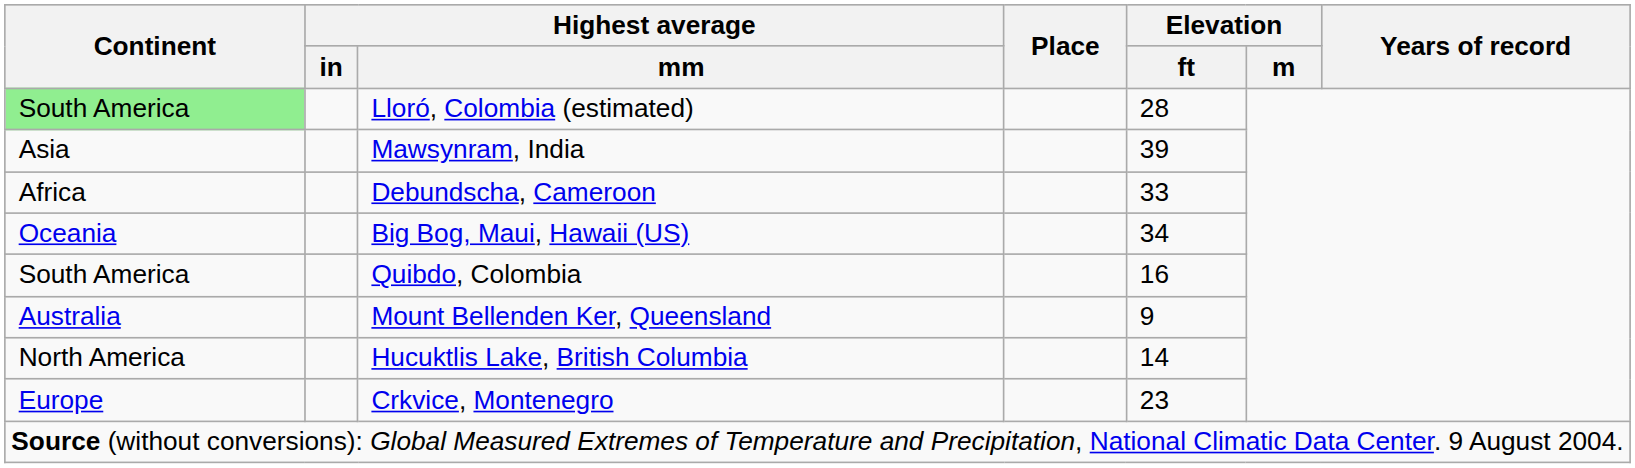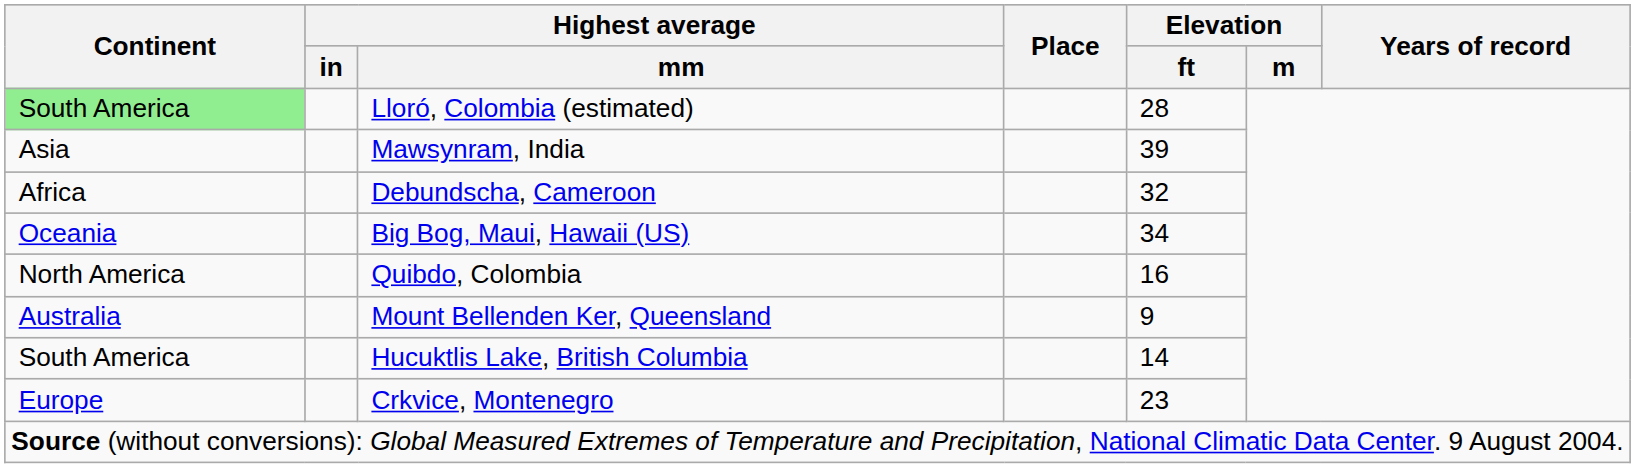(1154, 191) 33 -> (1154, 191) 32
(104, 274) South America -> (102, 274) North America
(102, 358) North America -> (104, 358) South America
